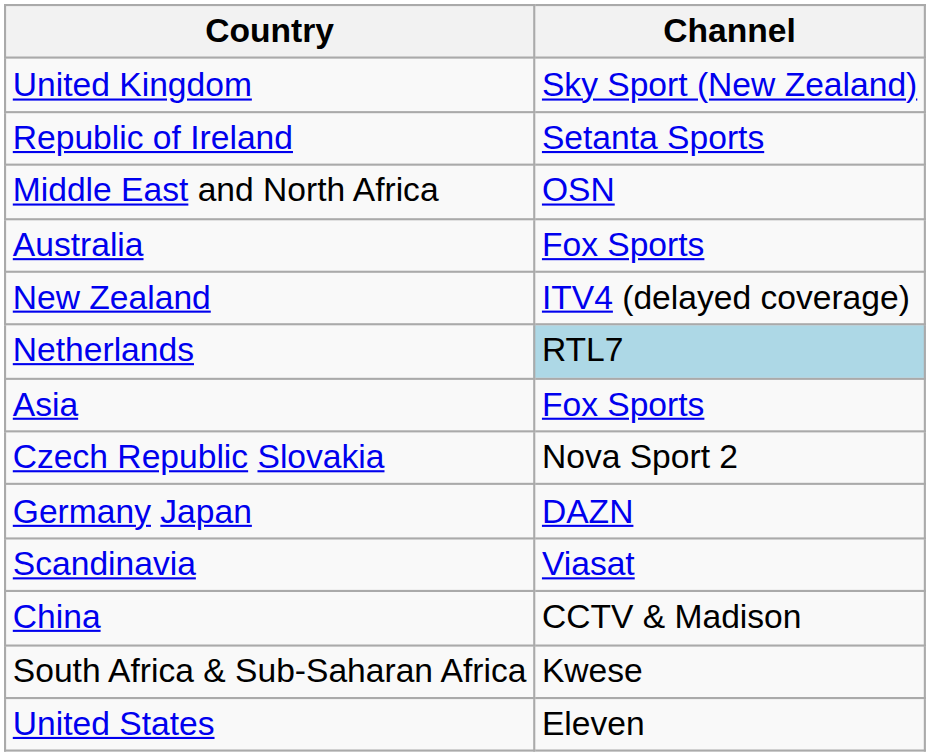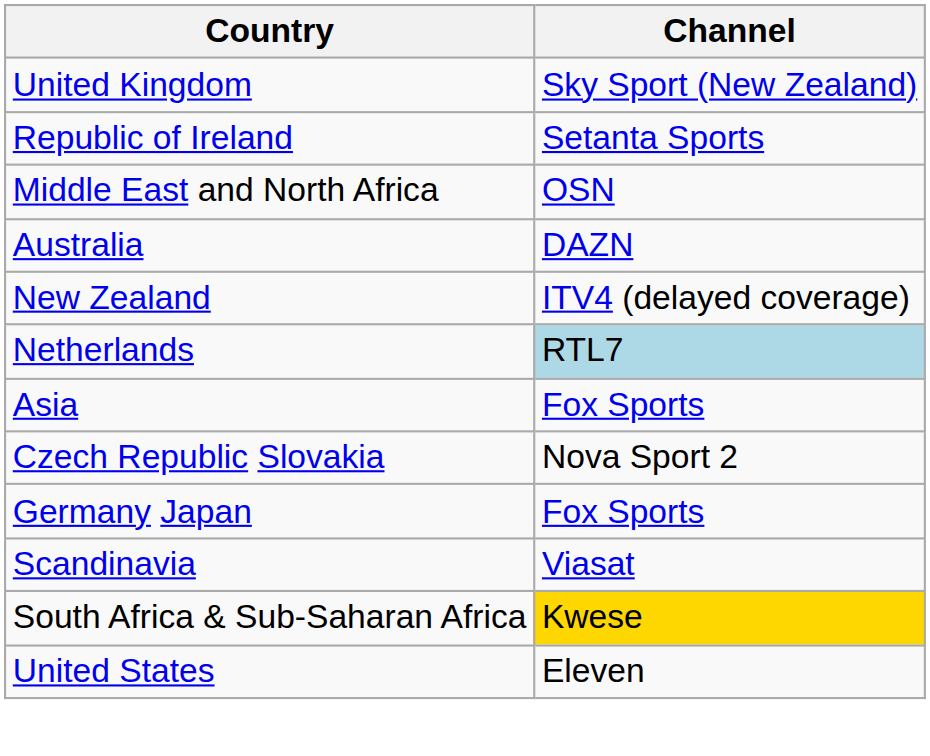(623, 244) Fox Sports -> (588, 244) DAZN
(588, 510) DAZN -> (623, 510) Fox Sports
- row: (57, 617)
(592, 670) no background -> (592, 617) gold background
